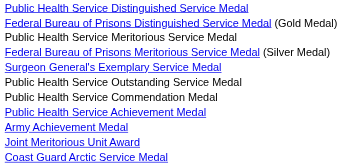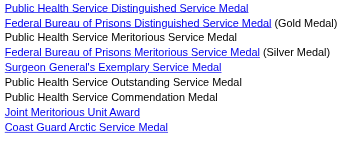- row: (105, 113)
- row: (66, 128)
